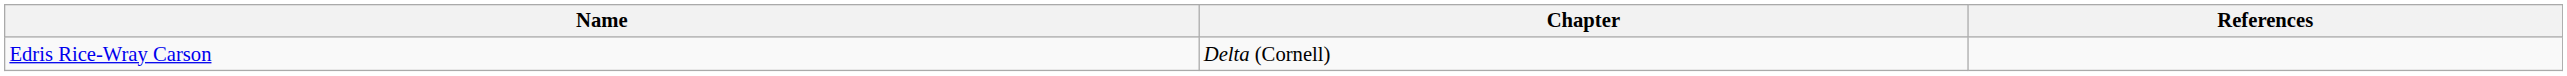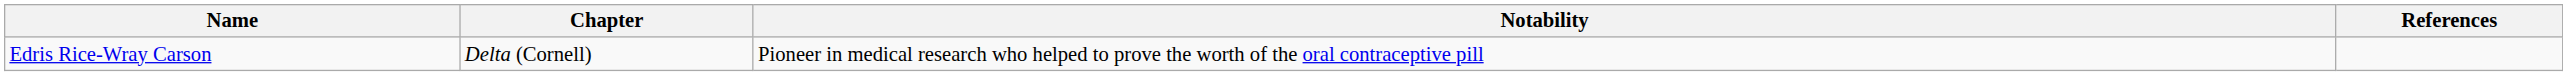+ column: (1545, 20)
